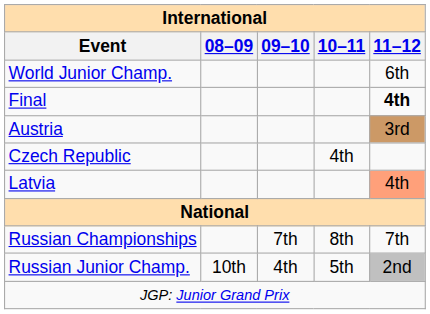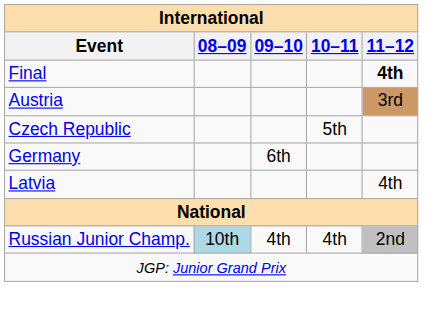- row: (90, 73)
(342, 156) 4th -> (335, 128) 5th
+ row: (44, 156)
(397, 184) lightsalmon background -> (390, 184) no background
- row: (103, 239)
(229, 267) no background -> (222, 239) lightblue background
(342, 267) 5th -> (335, 239) 4th
